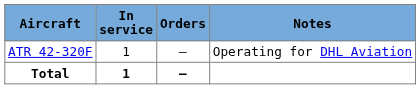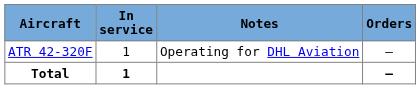columns swapped: (183, 23) <-> (312, 23)
